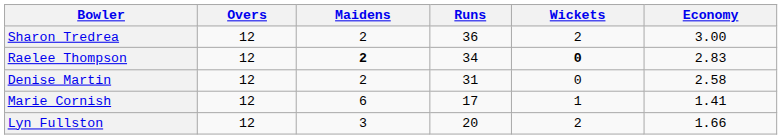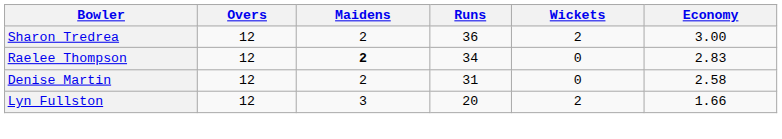(578, 59) bold -> (578, 59) normal
- row: (59, 102)
